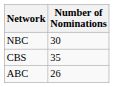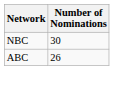- row: (17, 57)
